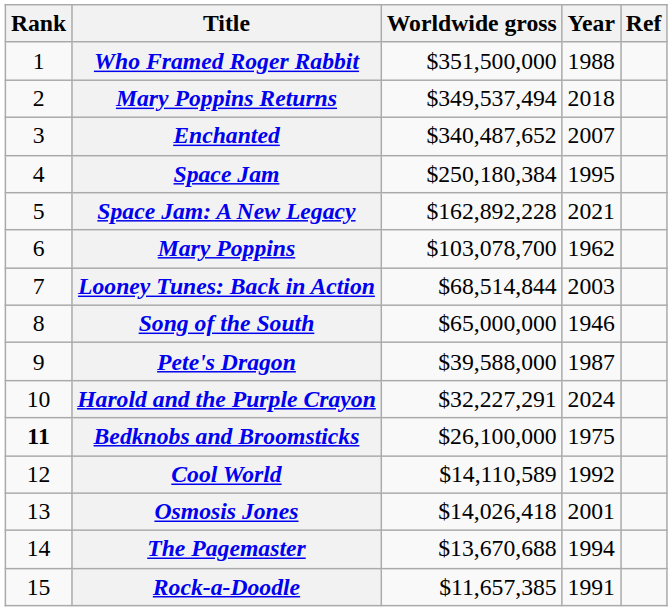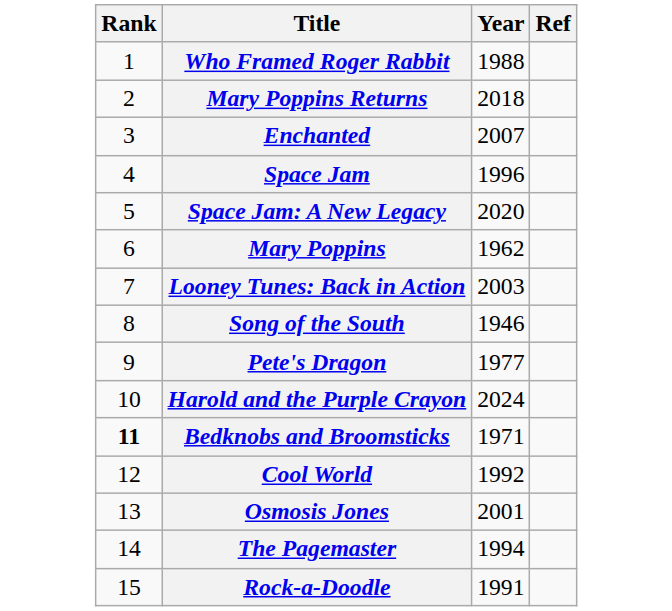- column: (472, 23)
(591, 173) 1995 -> (501, 173) 1996
(591, 211) 2021 -> (501, 211) 2020
(591, 361) 1987 -> (501, 361) 1977
(591, 436) 1975 -> (501, 436) 1971
